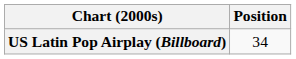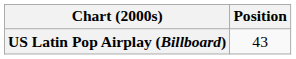(260, 41) 34 -> (260, 41) 43
